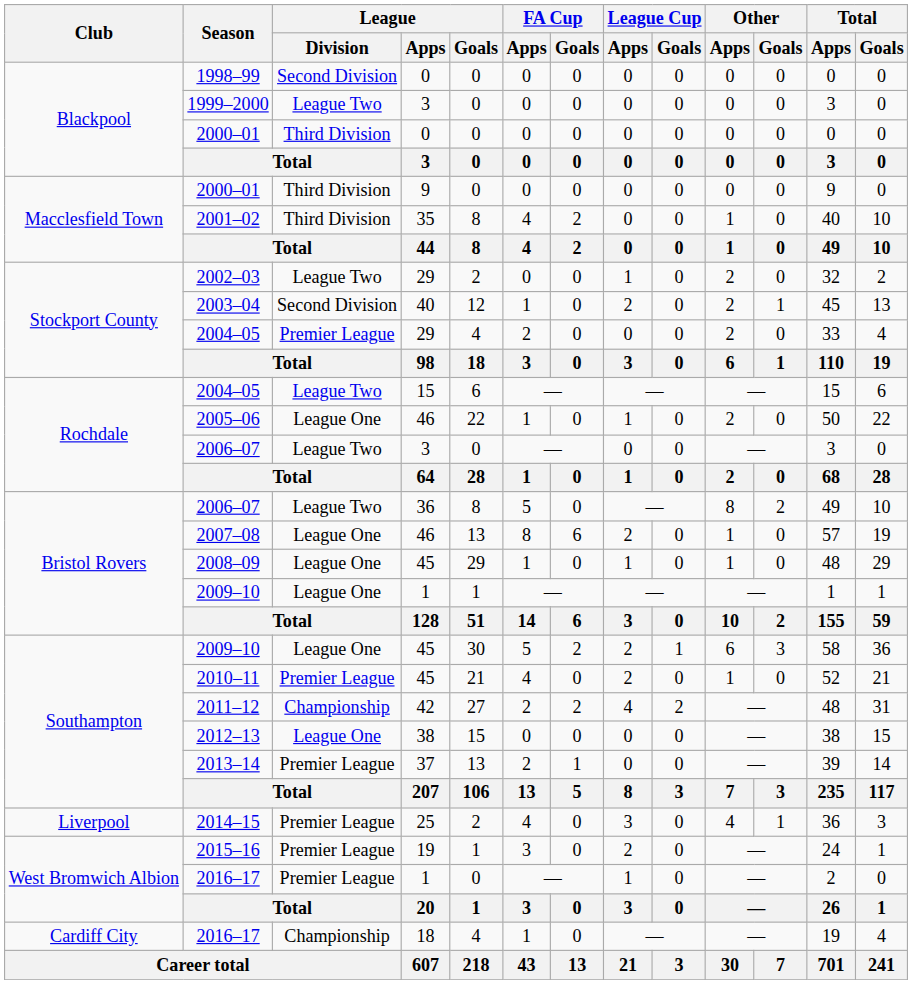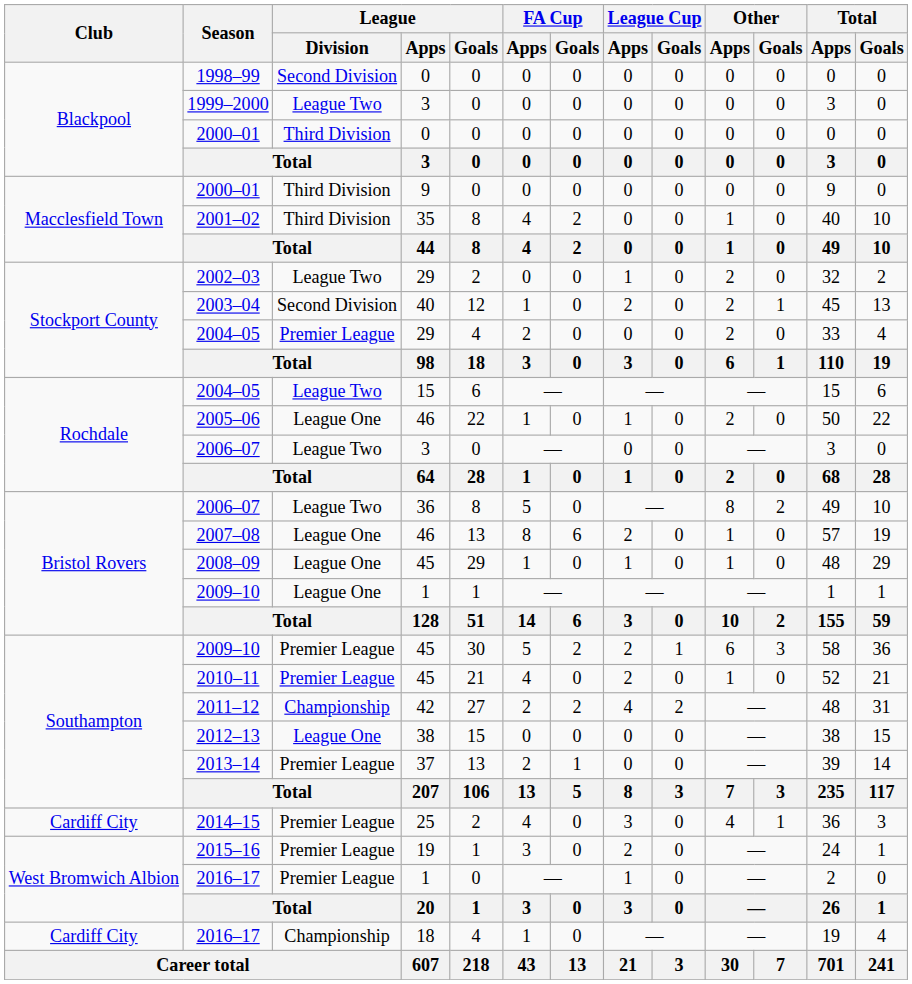(337, 649) League One -> (337, 649) Premier League
(94, 821) Liverpool -> (94, 821) Cardiff City
